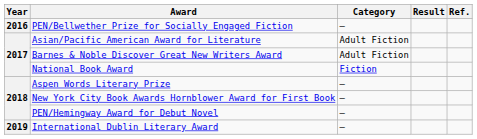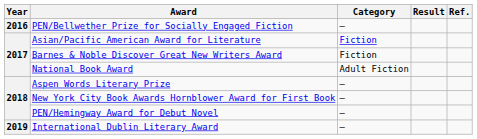(374, 40) Adult Fiction -> (358, 40) Fiction
(374, 55) Adult Fiction -> (358, 55) Fiction
(358, 69) Fiction -> (374, 69) Adult Fiction
